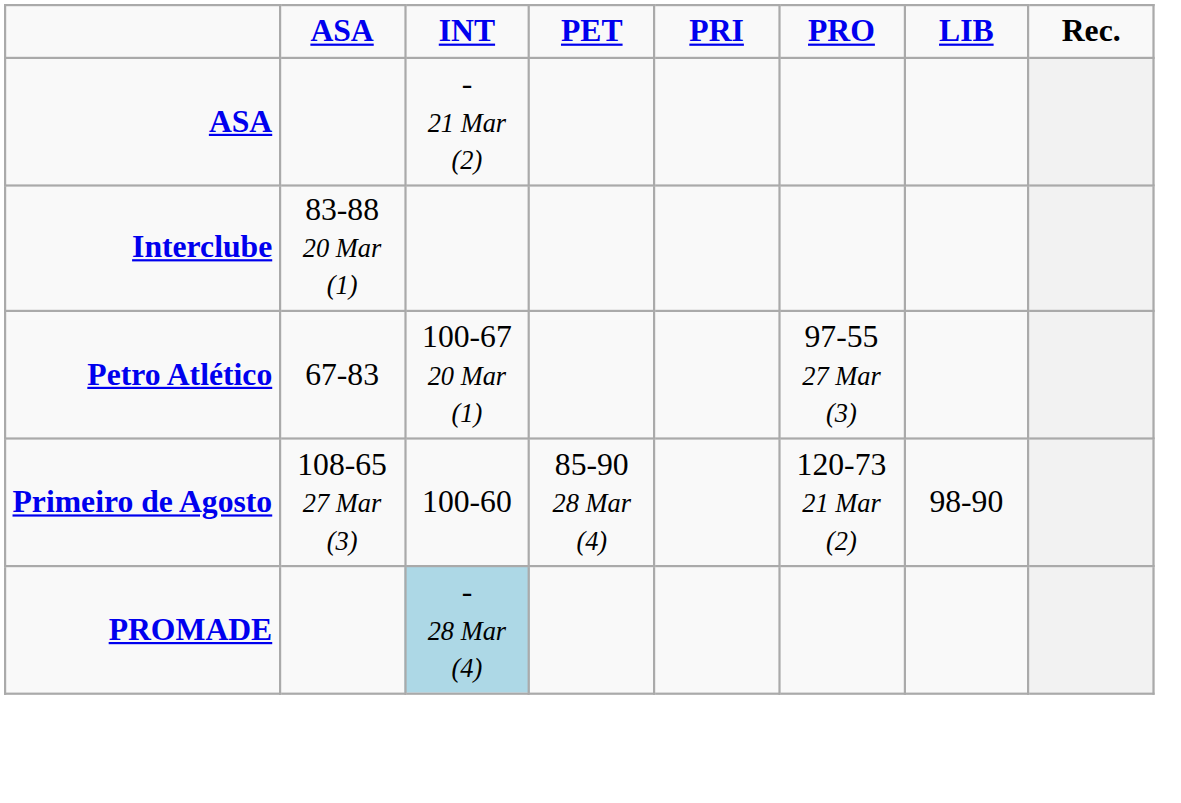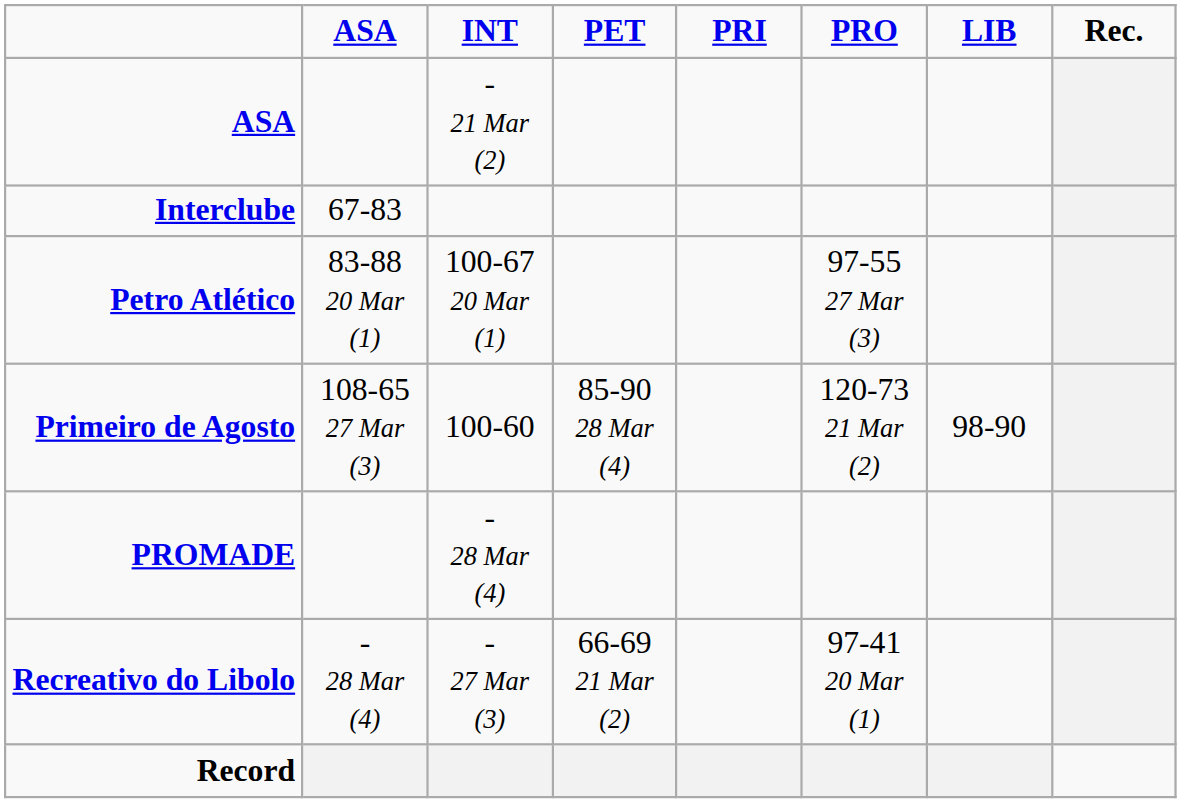(342, 247) 83-88 20 Mar (1) -> (365, 210) 67-83
(342, 374) 67-83 -> (365, 299) 83-88 20 Mar (1)
(467, 628) lightblue background -> (490, 554) no background
+ row: (154, 681)
+ row: (246, 770)
